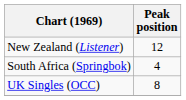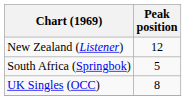(157, 66) 4 -> (157, 66) 5
